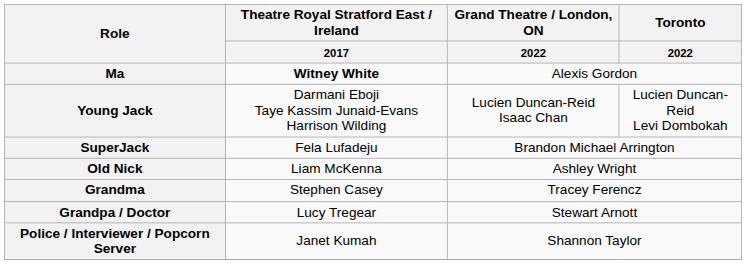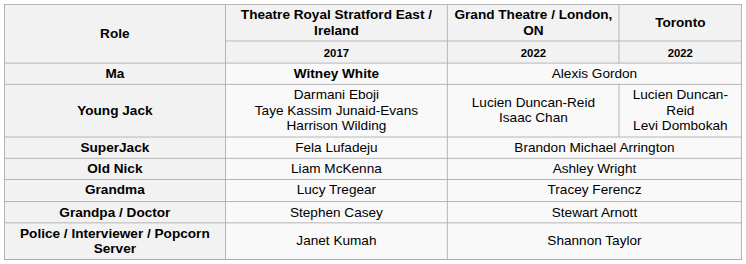(336, 190) Stephen Casey -> (336, 190) Lucy Tregear
(336, 212) Lucy Tregear -> (336, 212) Stephen Casey
